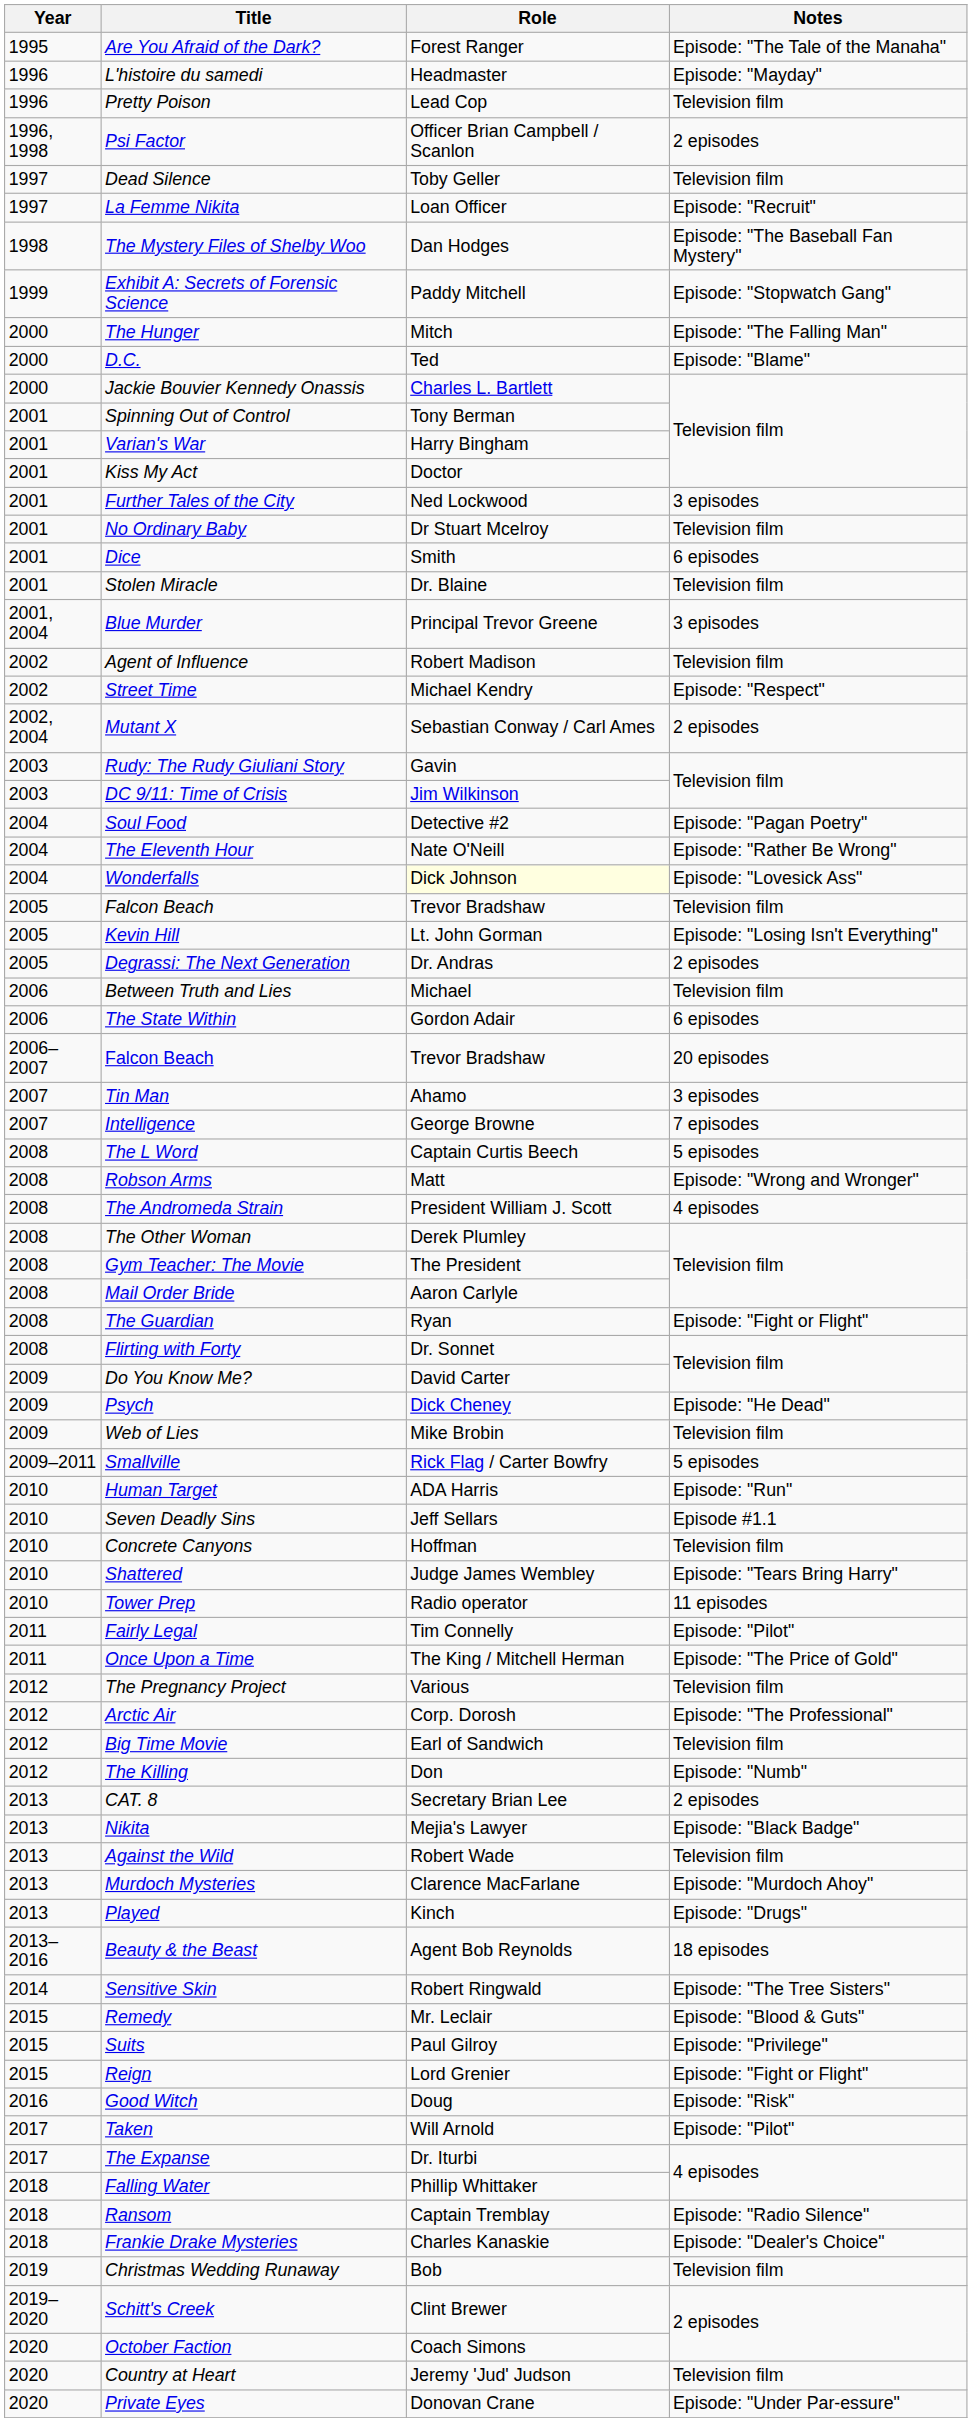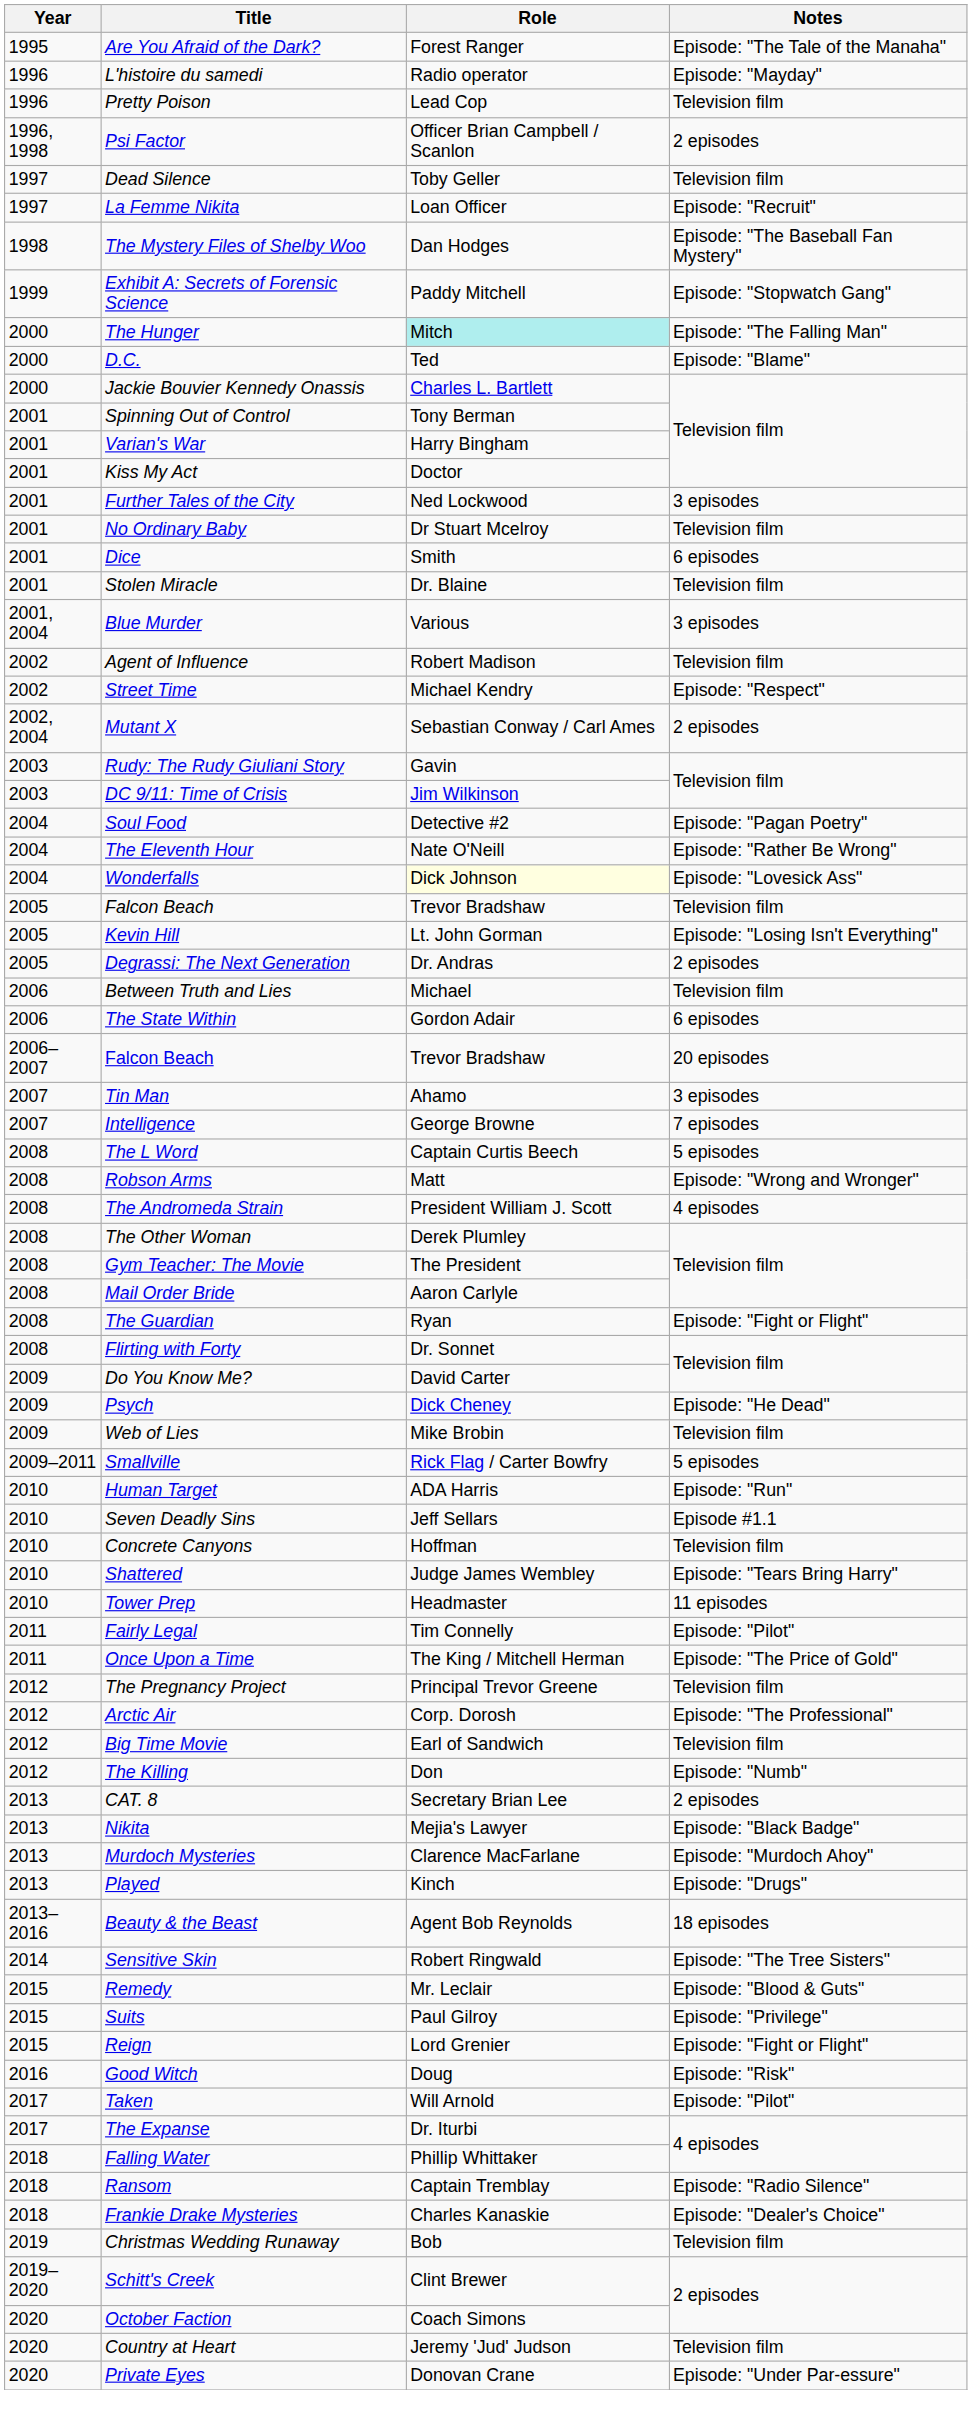(459, 74) Headmaster -> (469, 74) Radio operator
(431, 332) no background -> (431, 332) paleturquoise background
(504, 623) Principal Trevor Greene -> (440, 623) Various
(469, 1603) Radio operator -> (459, 1603) Headmaster
(440, 1687) Various -> (504, 1687) Principal Trevor Greene
- row: (169, 1856)
